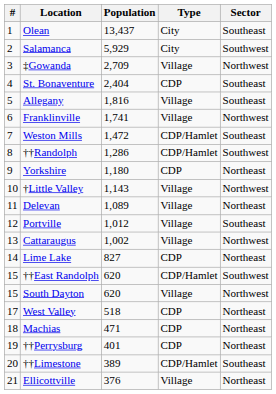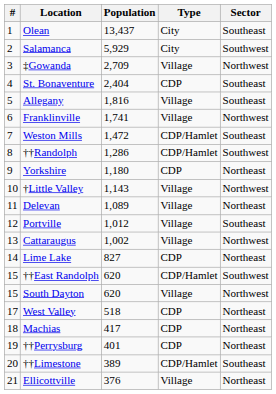(112, 328) 471 -> (112, 328) 417
